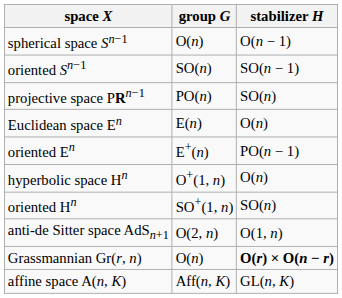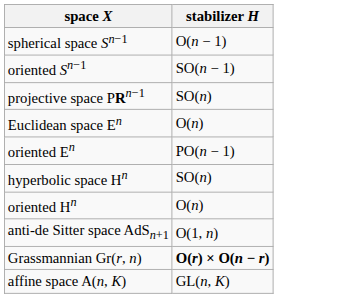- column: (204, 16)
(254, 178) O(n) -> (194, 178) SO(n)
(258, 205) SO(n) -> (190, 205) O(n)
